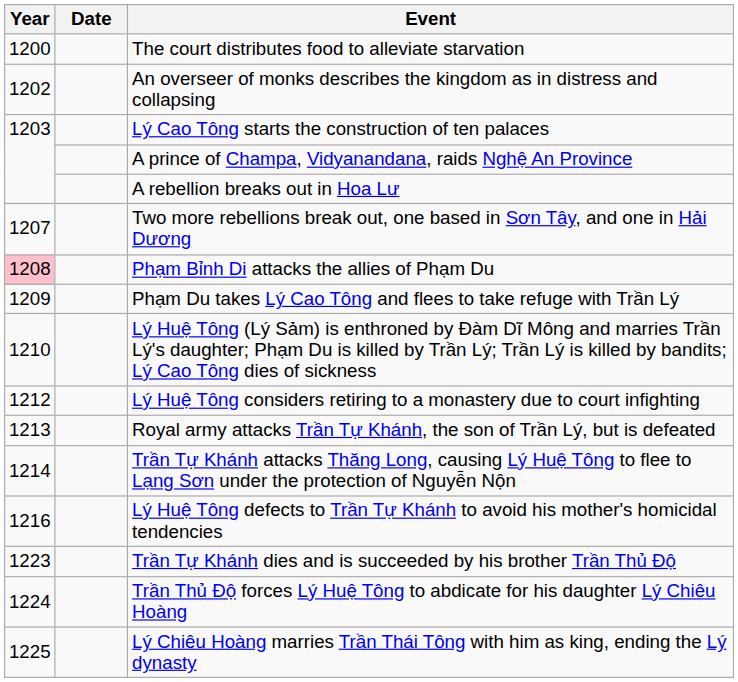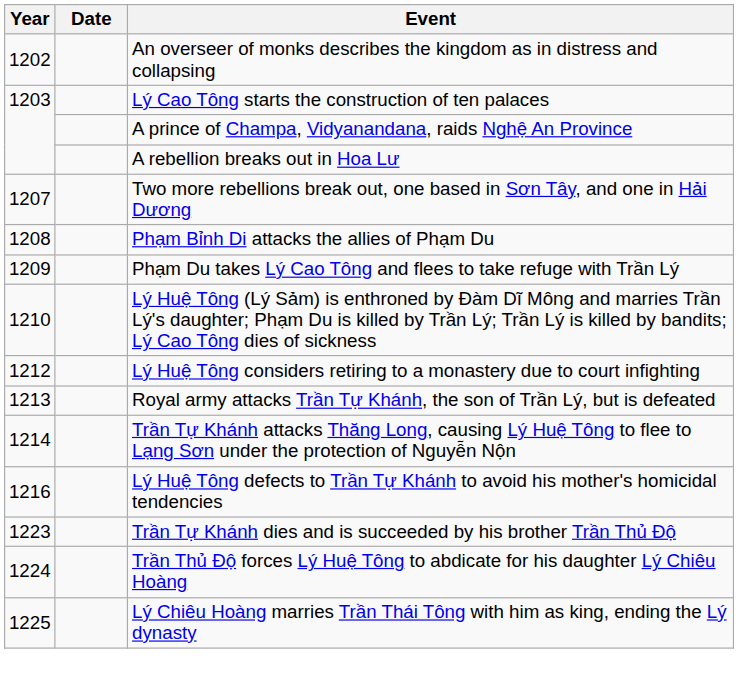- row: (328, 49)
(30, 269) pink background -> (30, 239) no background
